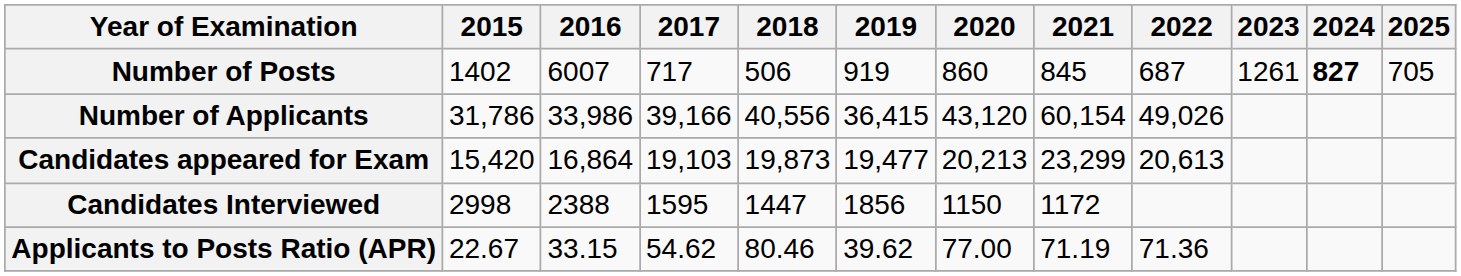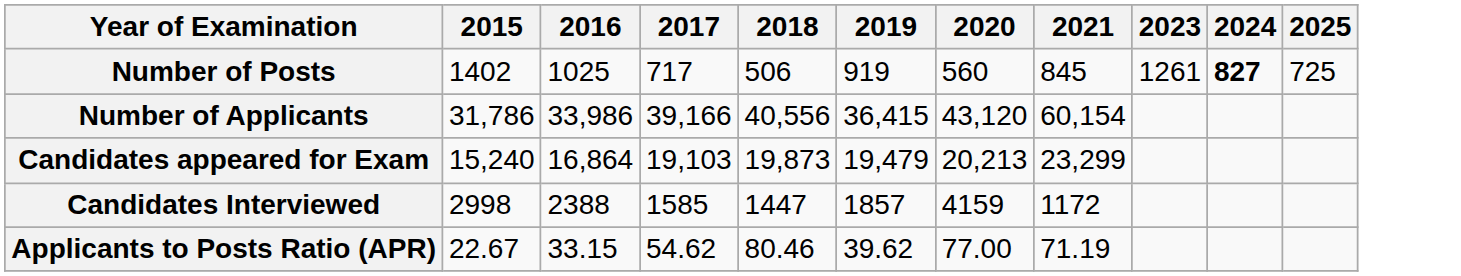- column: (1182, 26)
(579, 71) 6007 -> (579, 71) 1025
(965, 71) 860 -> (965, 71) 560
(1411, 71) 705 -> (1313, 71) 725
(492, 159) 15,420 -> (492, 159) 15,240
(886, 159) 19,477 -> (886, 159) 19,479
(677, 204) 1595 -> (677, 204) 1585
(874, 204) 1856 -> (874, 204) 1857
(972, 204) 1150 -> (973, 204) 4159
